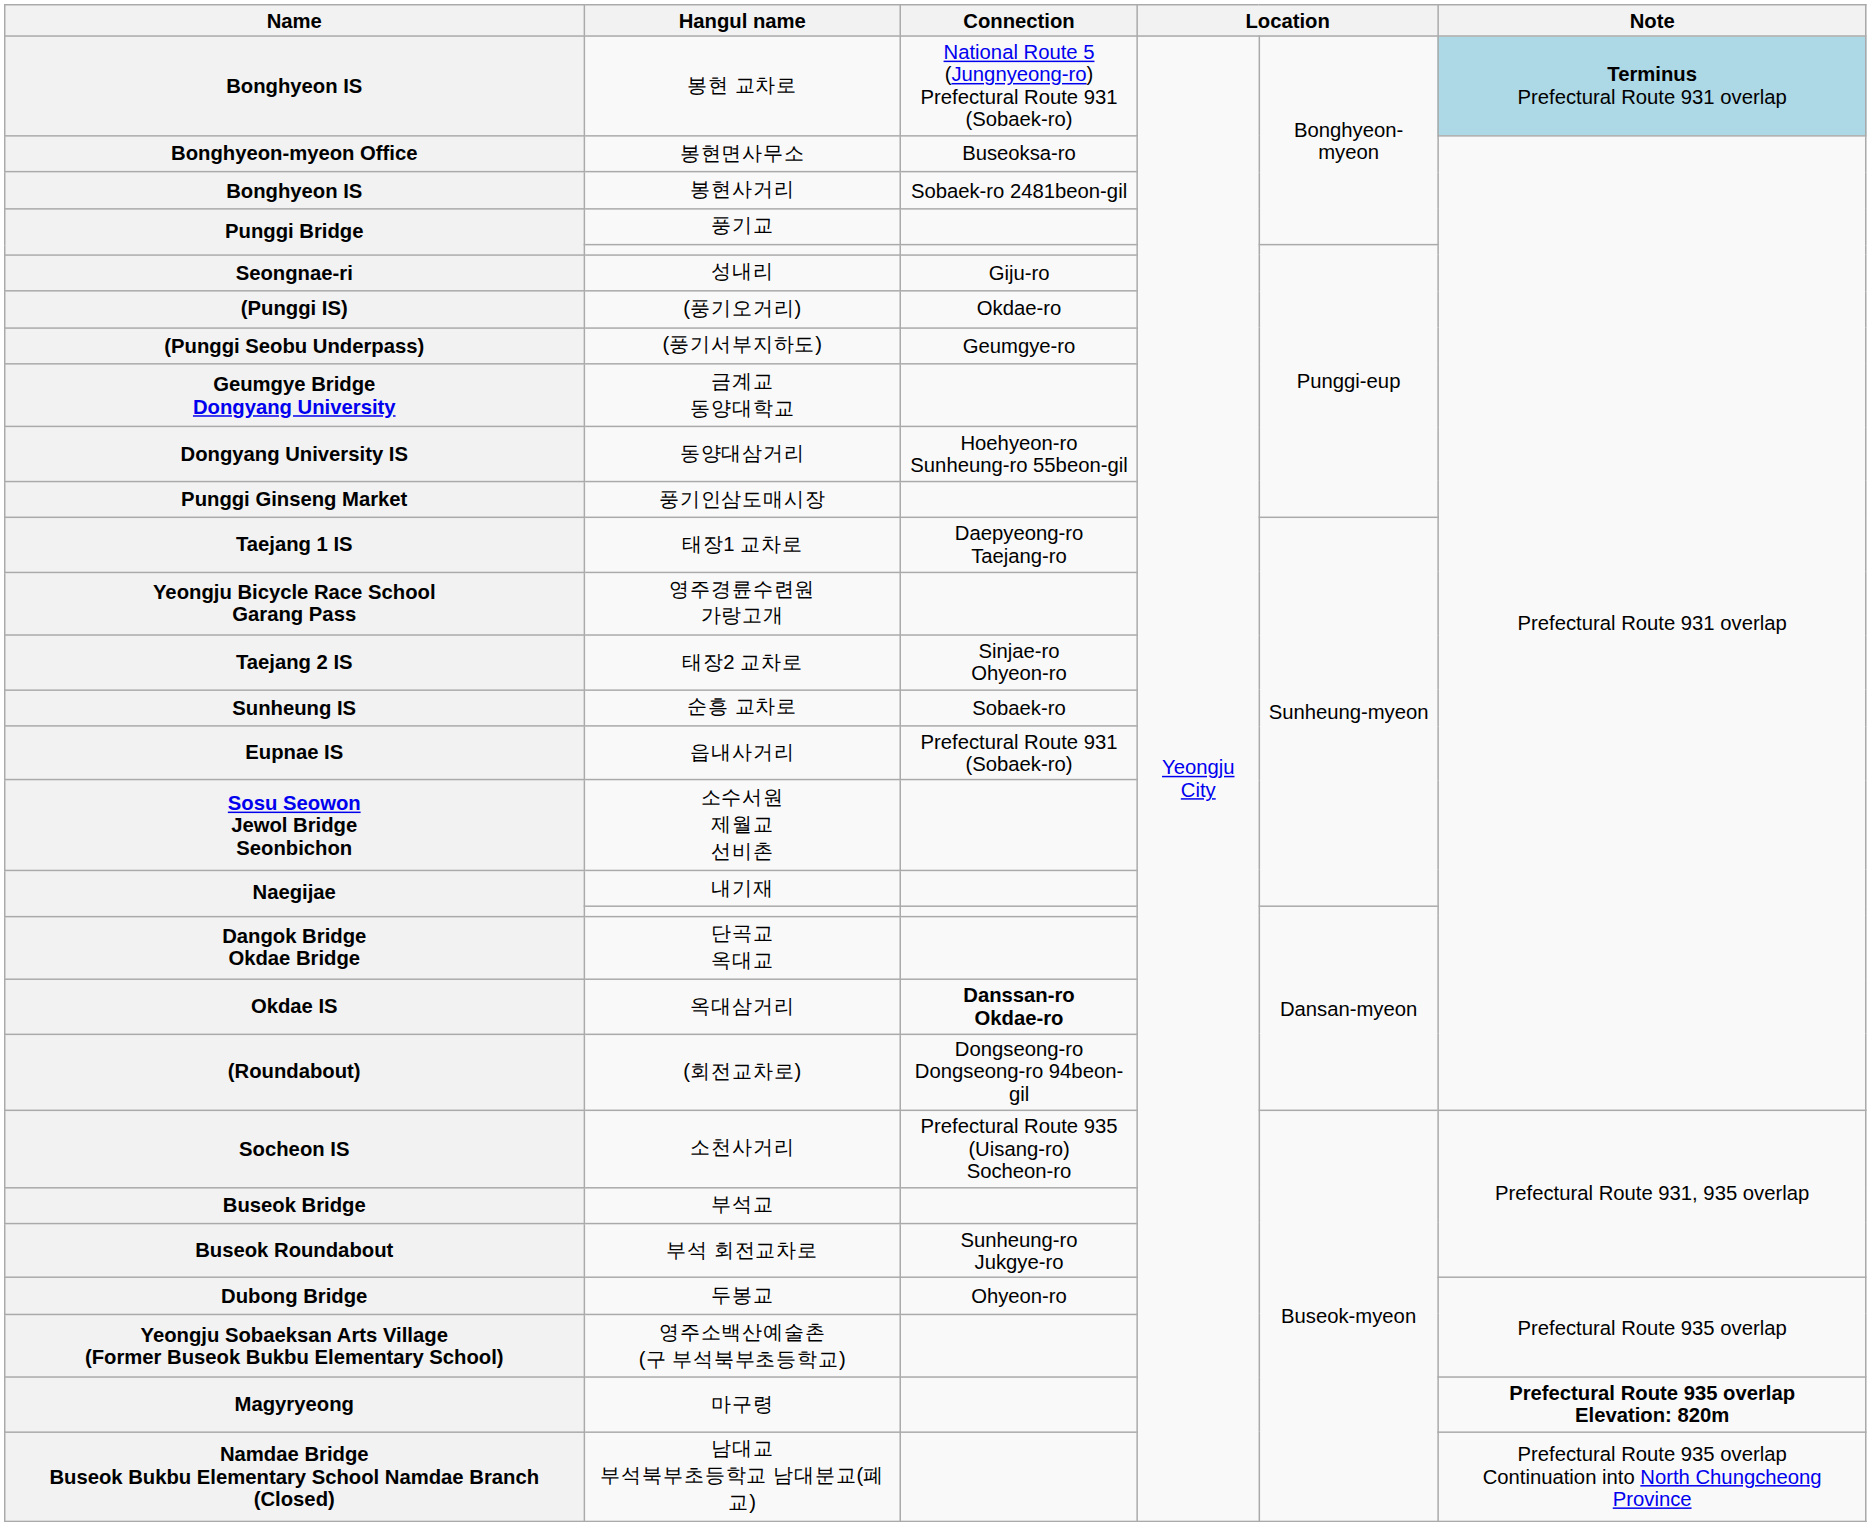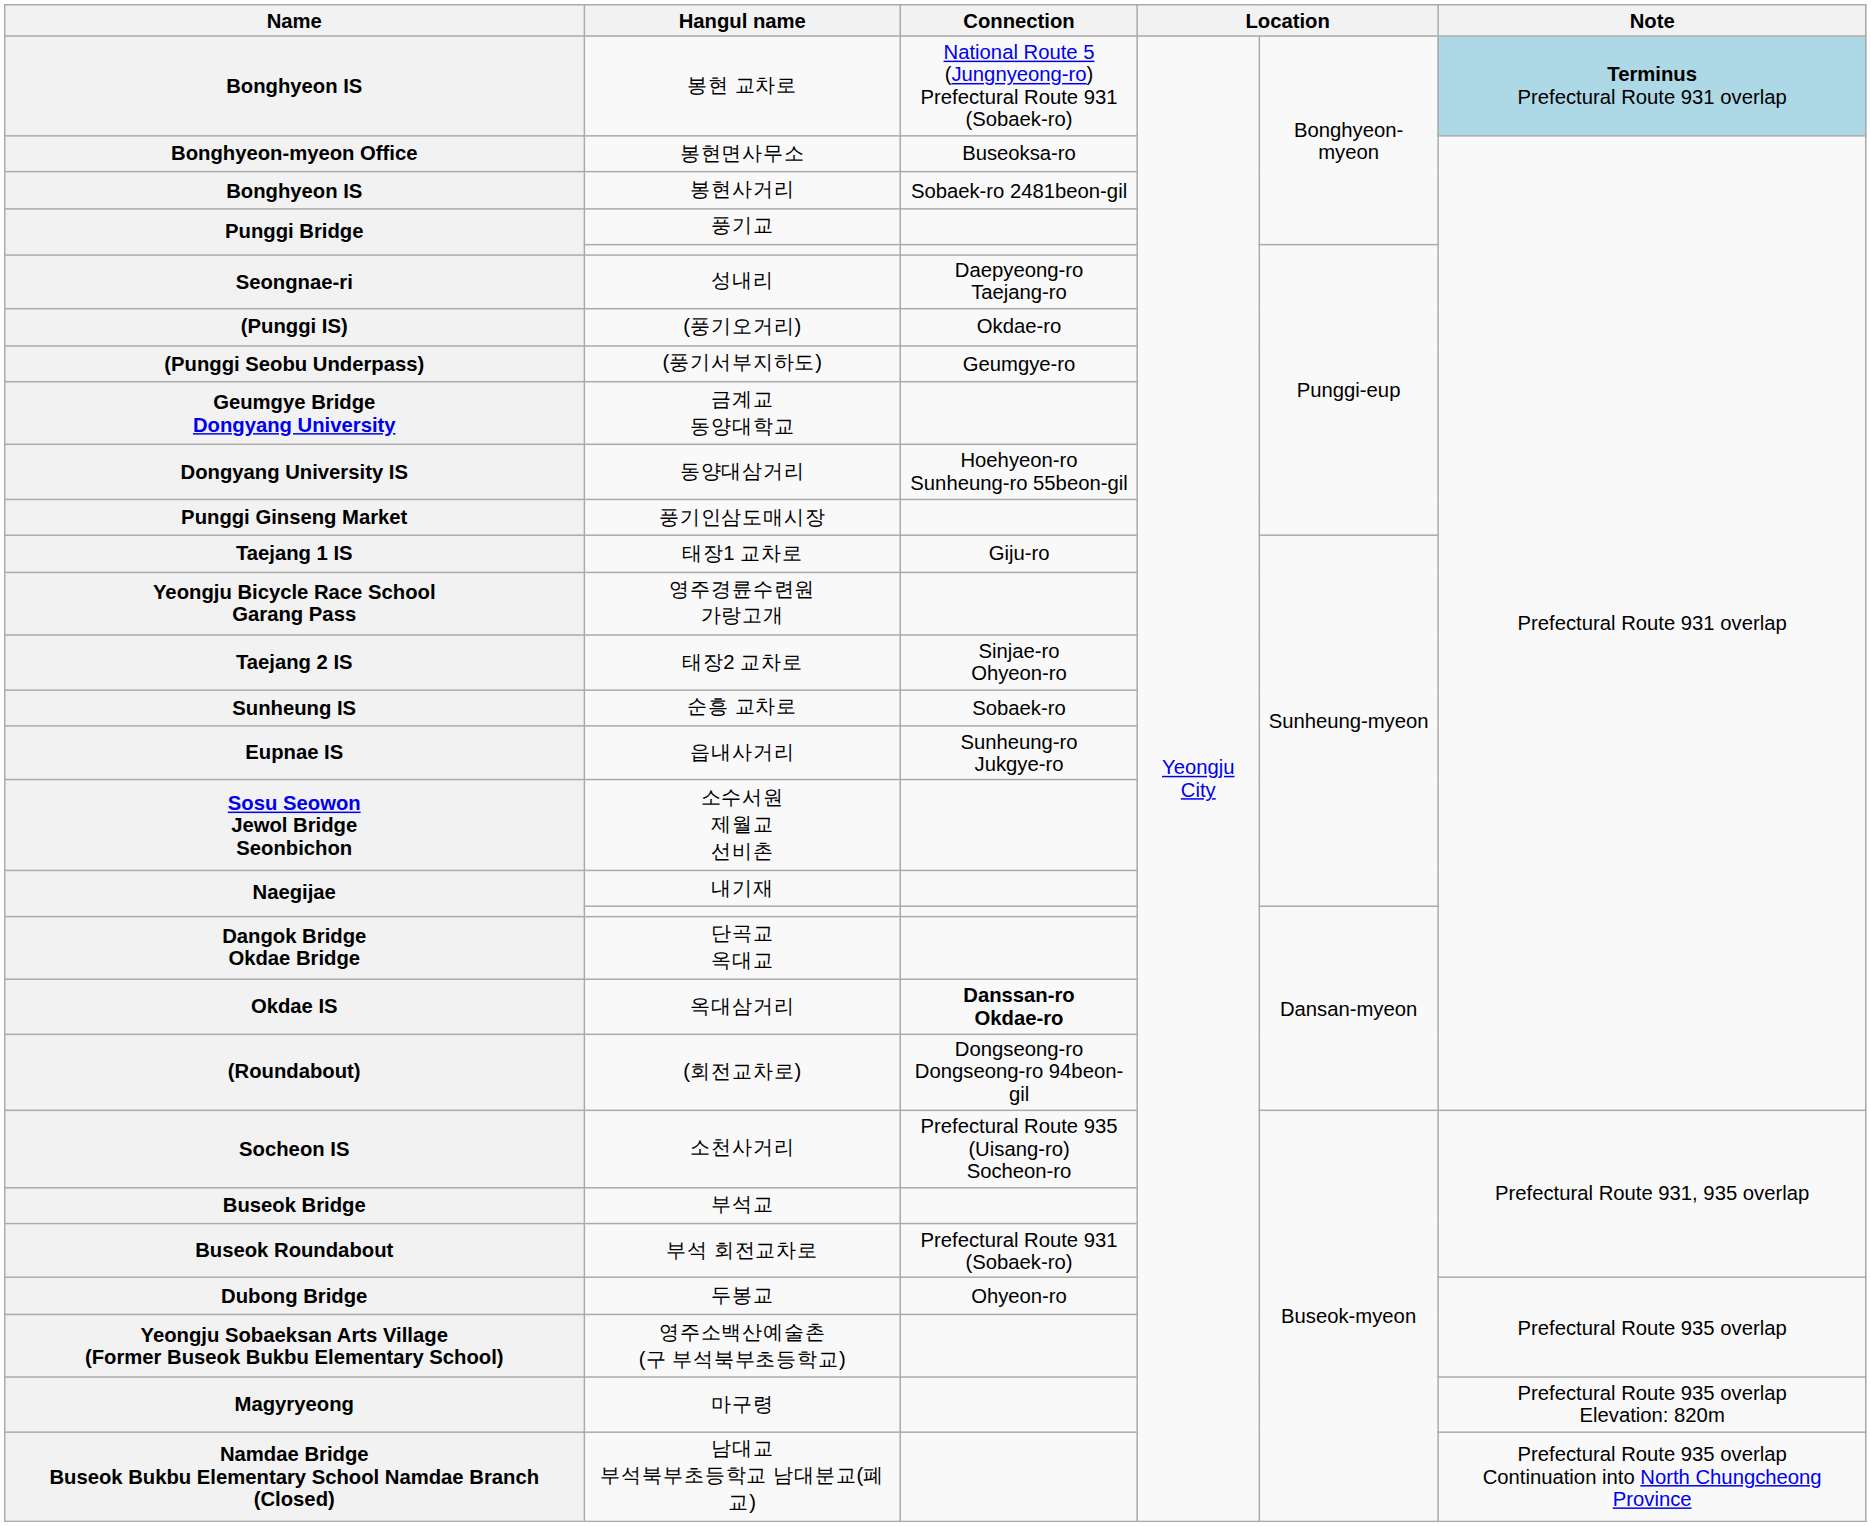(1019, 272) Giju-ro -> (1019, 281) Daepyeong-ro Taejang-ro
(1019, 544) Daepyeong-ro Taejang-ro -> (1019, 553) Giju-ro
(1019, 753) Prefectural Route 931 (Sobaek-ro) -> (1019, 753) Sunheung-ro Jukgye-ro
(1019, 1250) Sunheung-ro Jukgye-ro -> (1019, 1250) Prefectural Route 931 (Sobaek-ro)
(1652, 1404) bold -> (1652, 1404) normal
